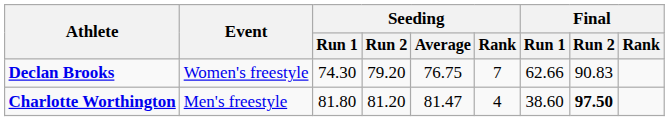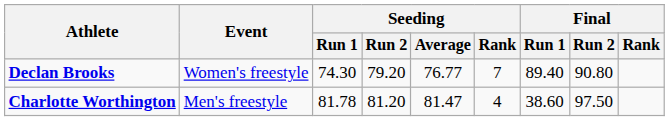(443, 73) 76.75 -> (443, 73) 76.77
(545, 73) 62.66 -> (545, 73) 89.40
(594, 73) 90.83 -> (594, 73) 90.80
(337, 101) 81.80 -> (337, 101) 81.78
(594, 101) bold -> (594, 101) normal
